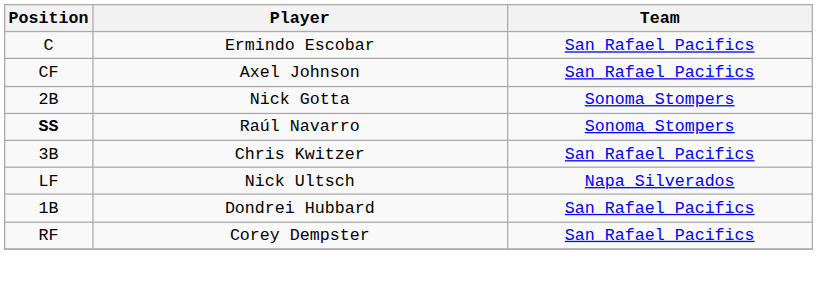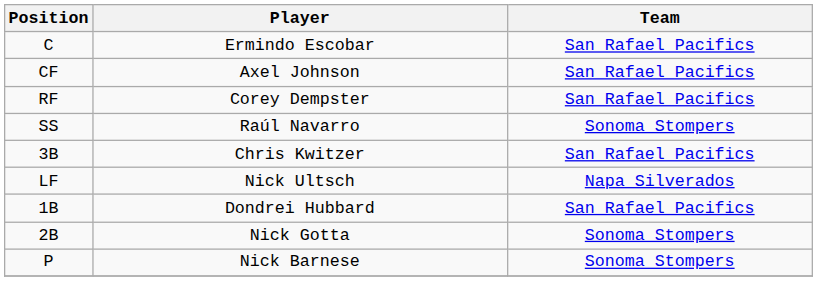rows swapped: (300, 100) <-> (300, 235)
(49, 127) bold -> (49, 127) normal
+ row: (300, 262)
